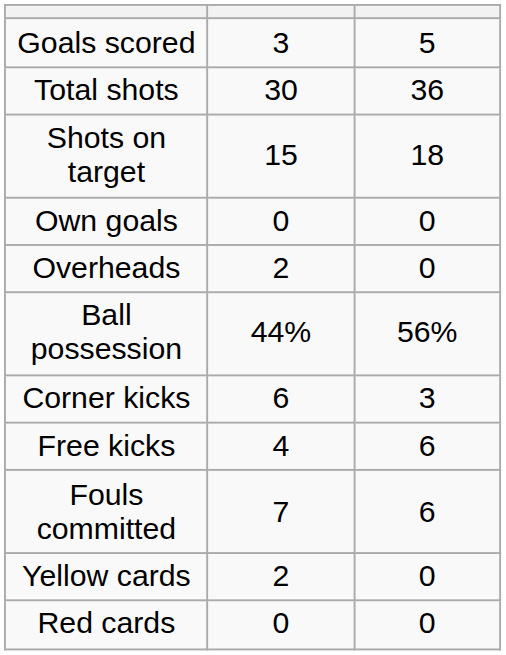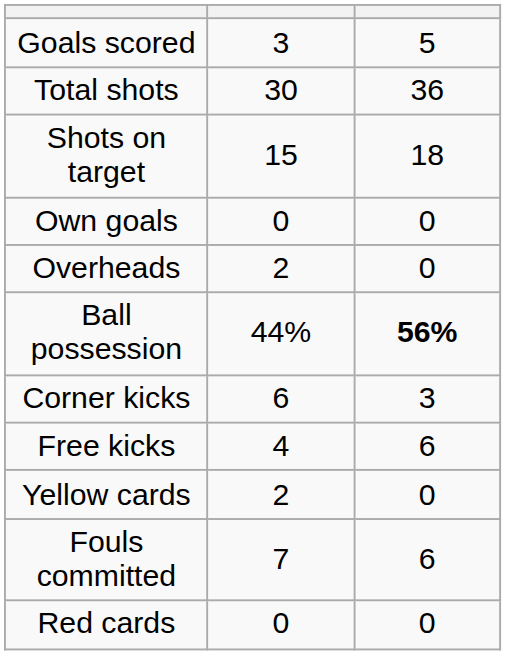(427, 333) normal -> (427, 333) bold
rows swapped: (106, 511) <-> (106, 576)
